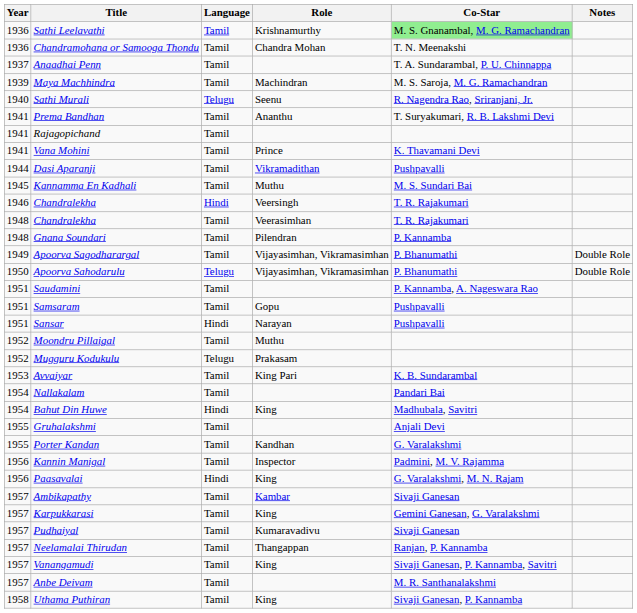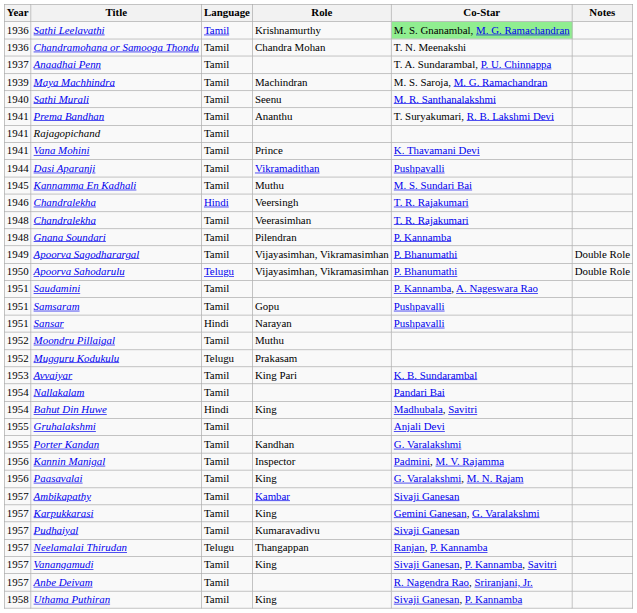(219, 99) Telugu -> (217, 99) Tamil
(463, 99) R. Nagendra Rao, Sriranjani, Jr. -> (445, 99) M. R. Santhanalakshmi
(216, 479) Hindi -> (217, 479) Tamil
(217, 548) Tamil -> (219, 548) Telugu
(445, 582) M. R. Santhanalakshmi -> (463, 582) R. Nagendra Rao, Sriranjani, Jr.
